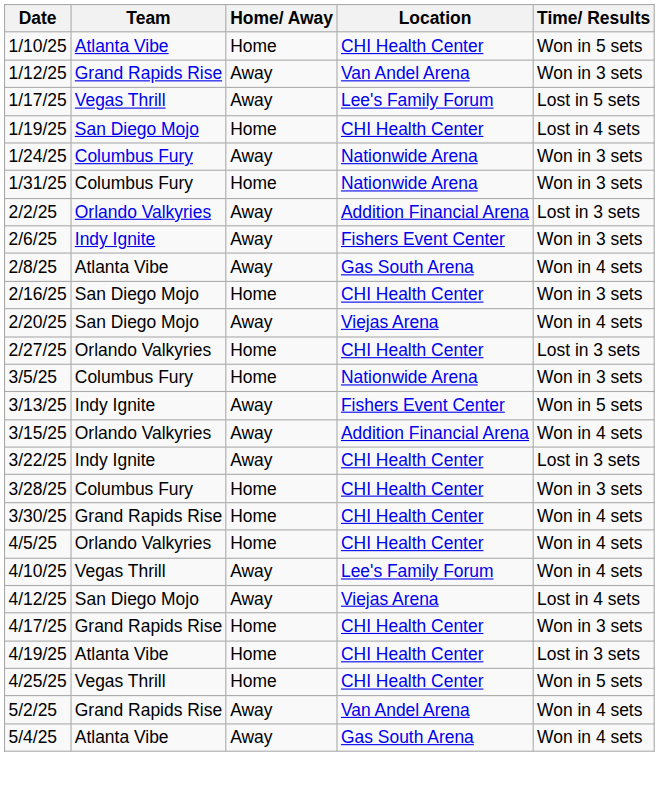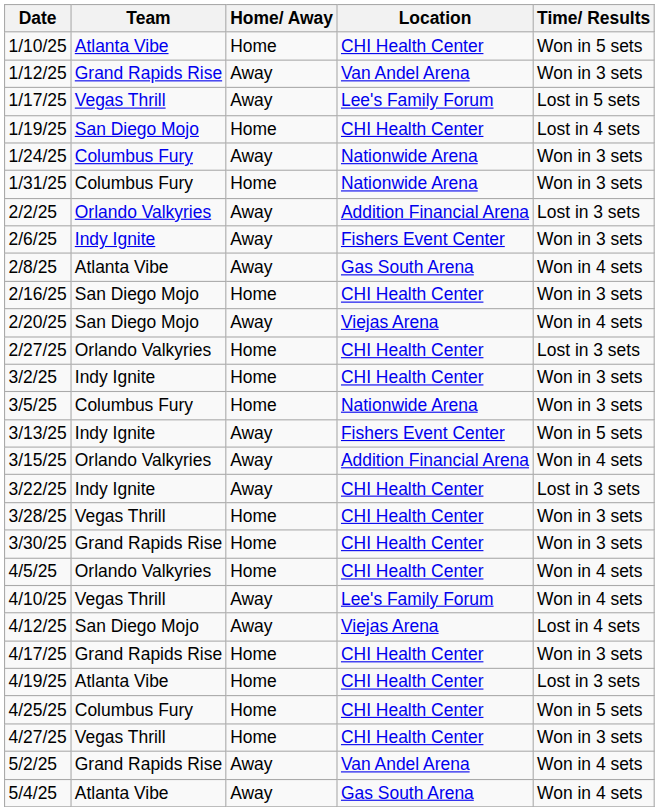+ row: (33, 377)
(134, 488) Columbus Fury -> (120, 516) Vegas Thrill
(590, 516) Won in 4 sets -> (590, 543) Won in 3 sets
(120, 682) Vegas Thrill -> (134, 709) Columbus Fury
+ row: (38, 737)
